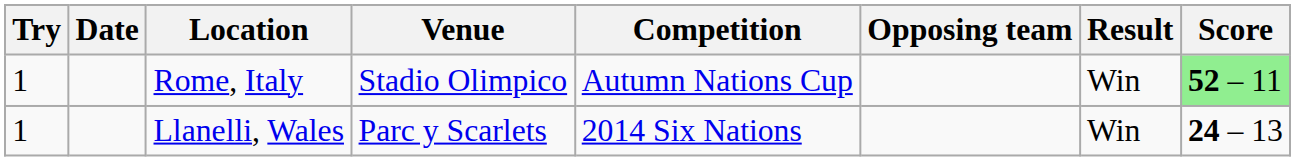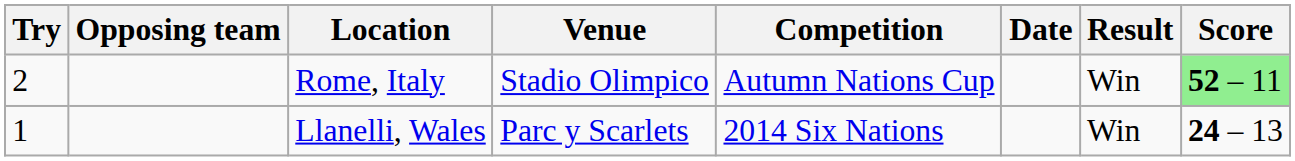columns swapped: (970, 29) <-> (107, 29)
(20, 79) 1 -> (20, 79) 2
